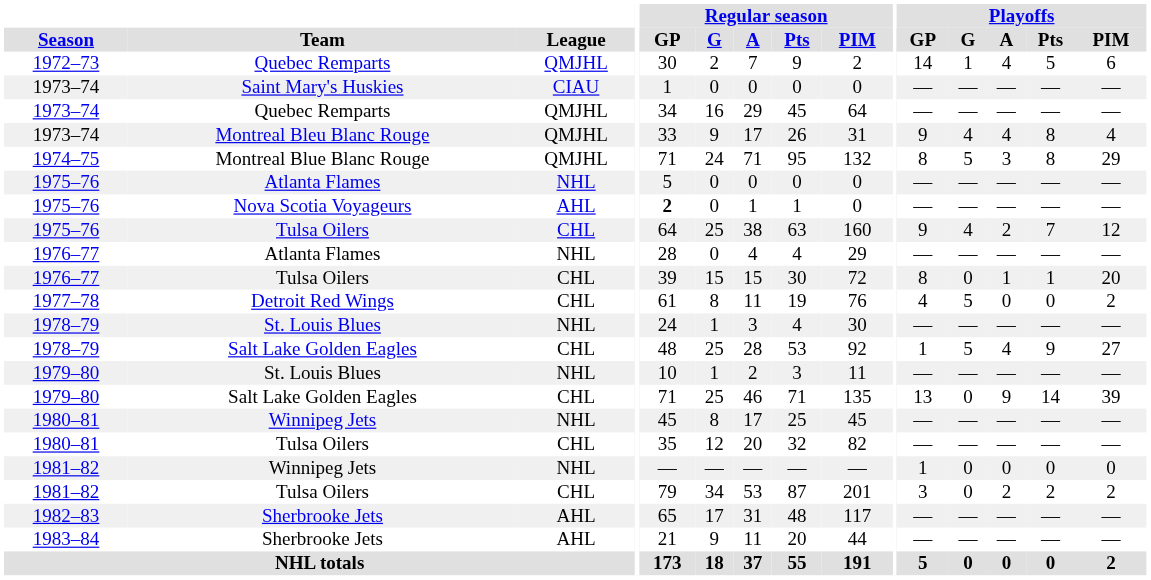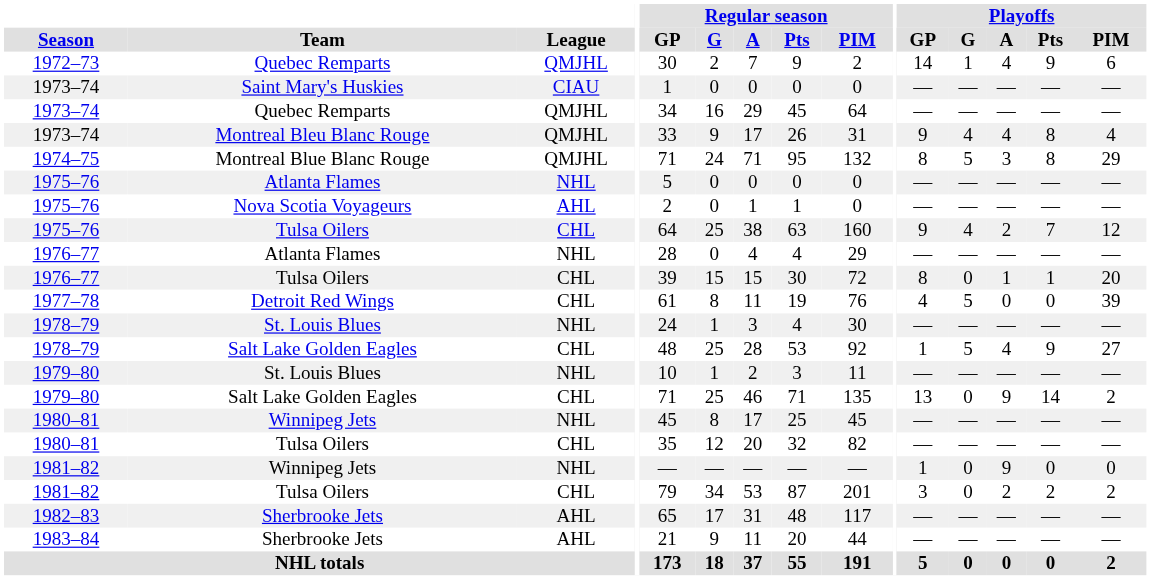(1051, 63) 5 -> (1051, 63) 9
(667, 206) bold -> (667, 206) normal
(1111, 301) 2 -> (1111, 301) 39
(1111, 396) 39 -> (1111, 396) 2
(1006, 468) 0 -> (1006, 468) 9
